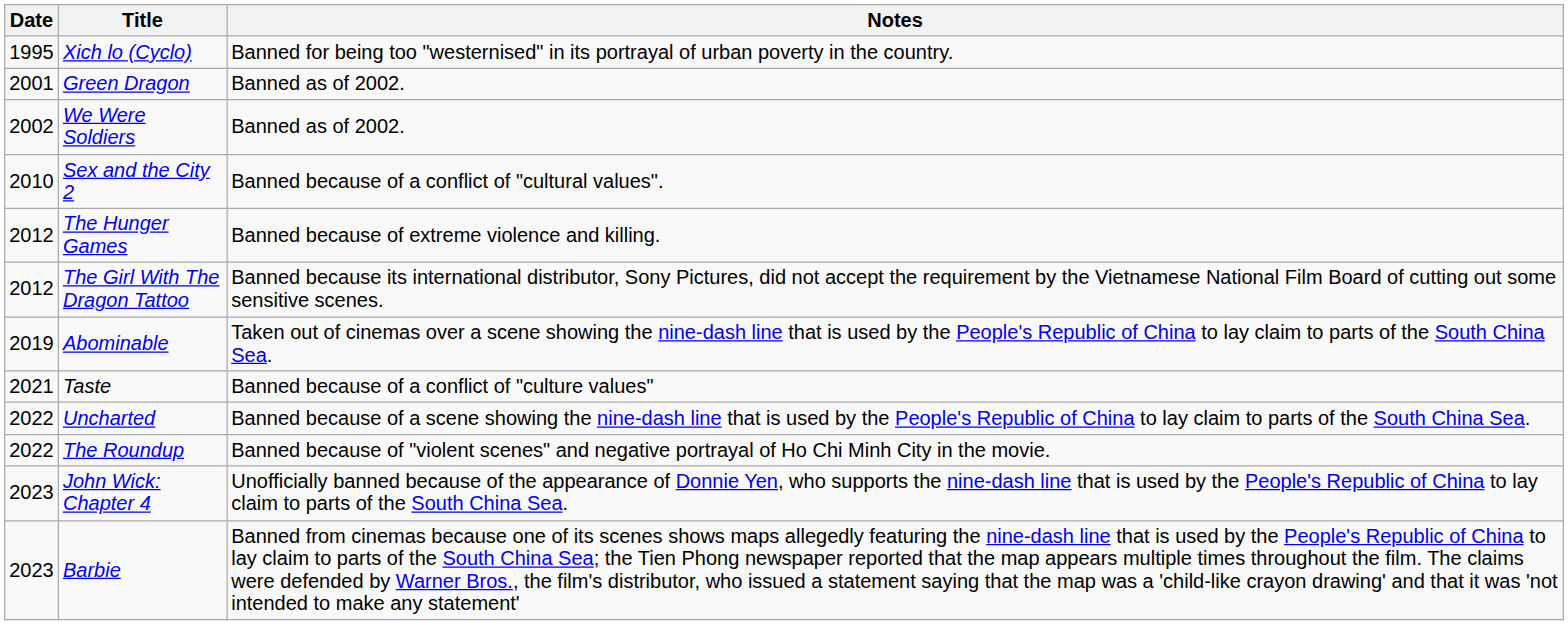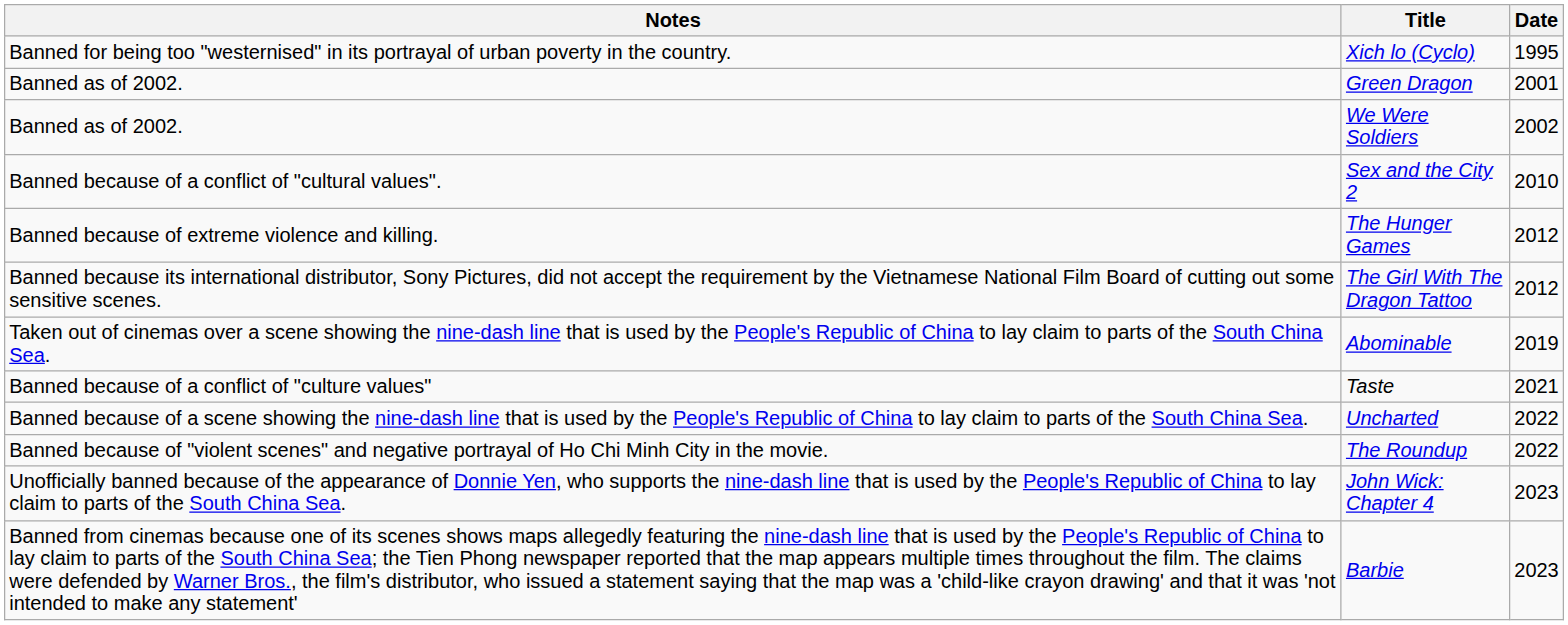columns swapped: (31, 20) <-> (895, 20)
